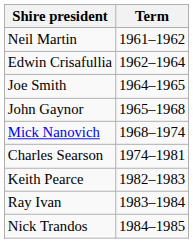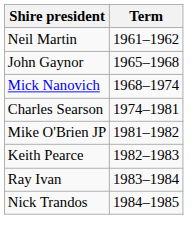- row: (60, 62)
- row: (37, 86)
+ row: (57, 132)
